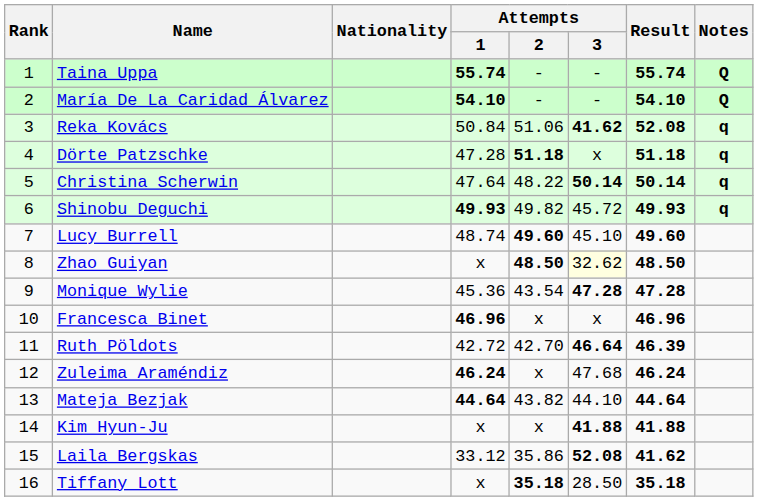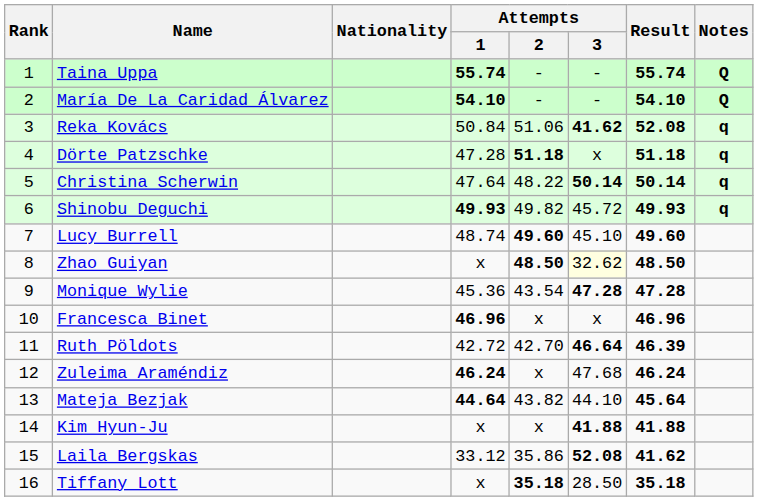(660, 401) 44.64 -> (660, 401) 45.64
